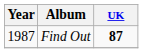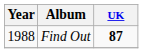(21, 36) 1987 -> (21, 36) 1988
